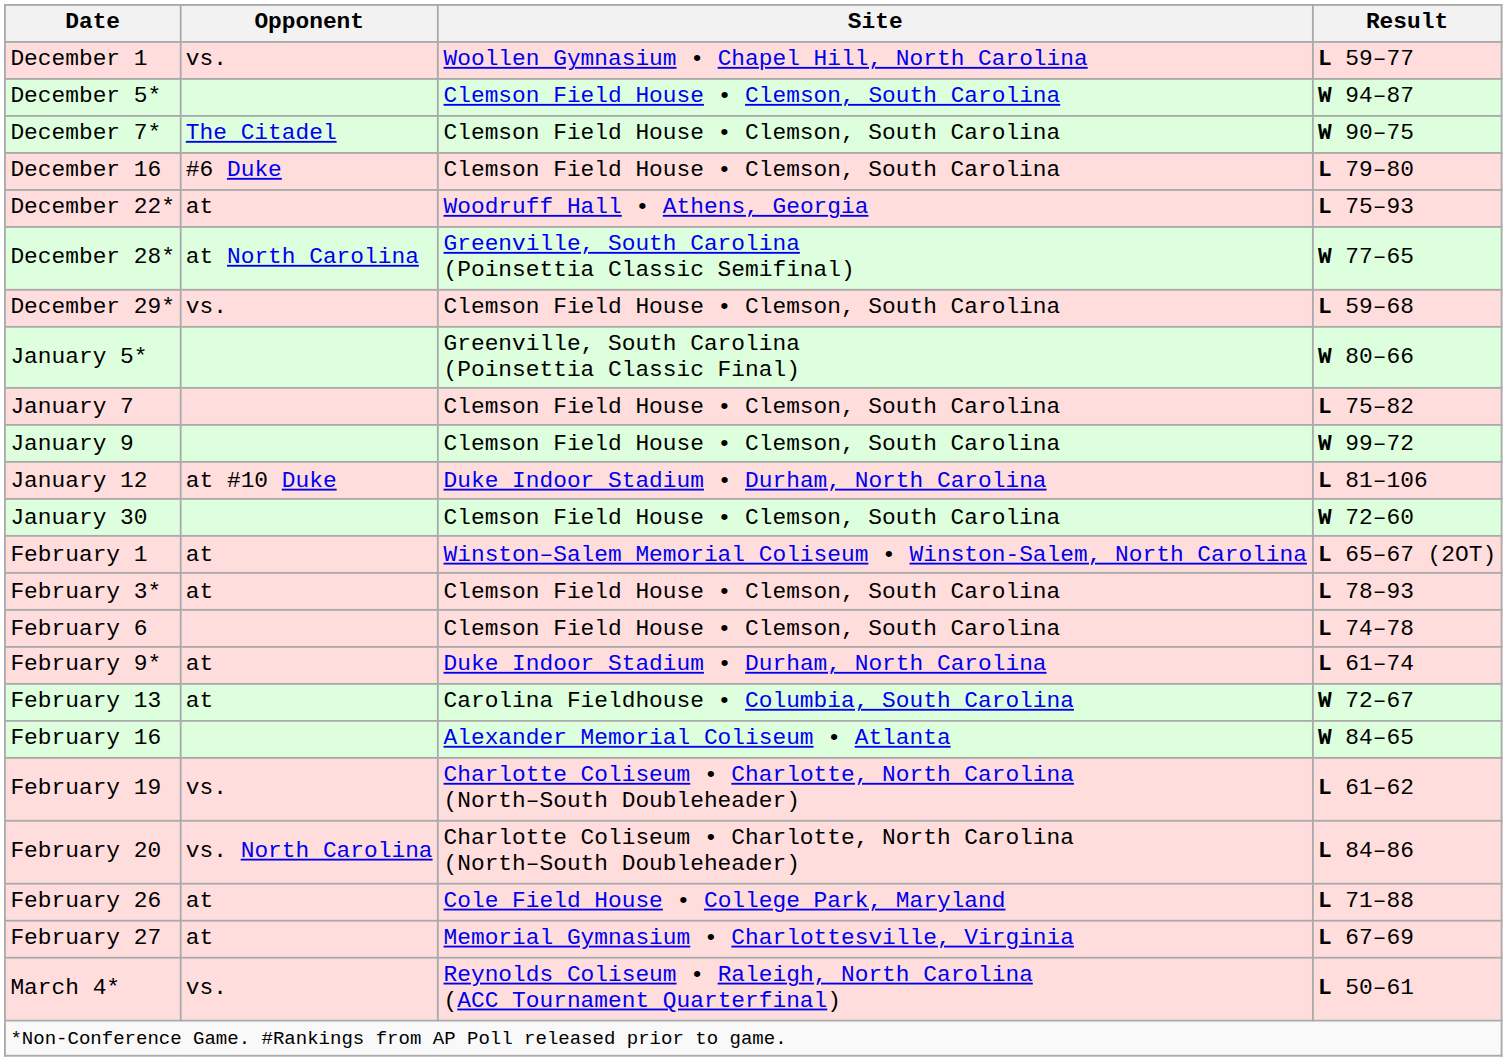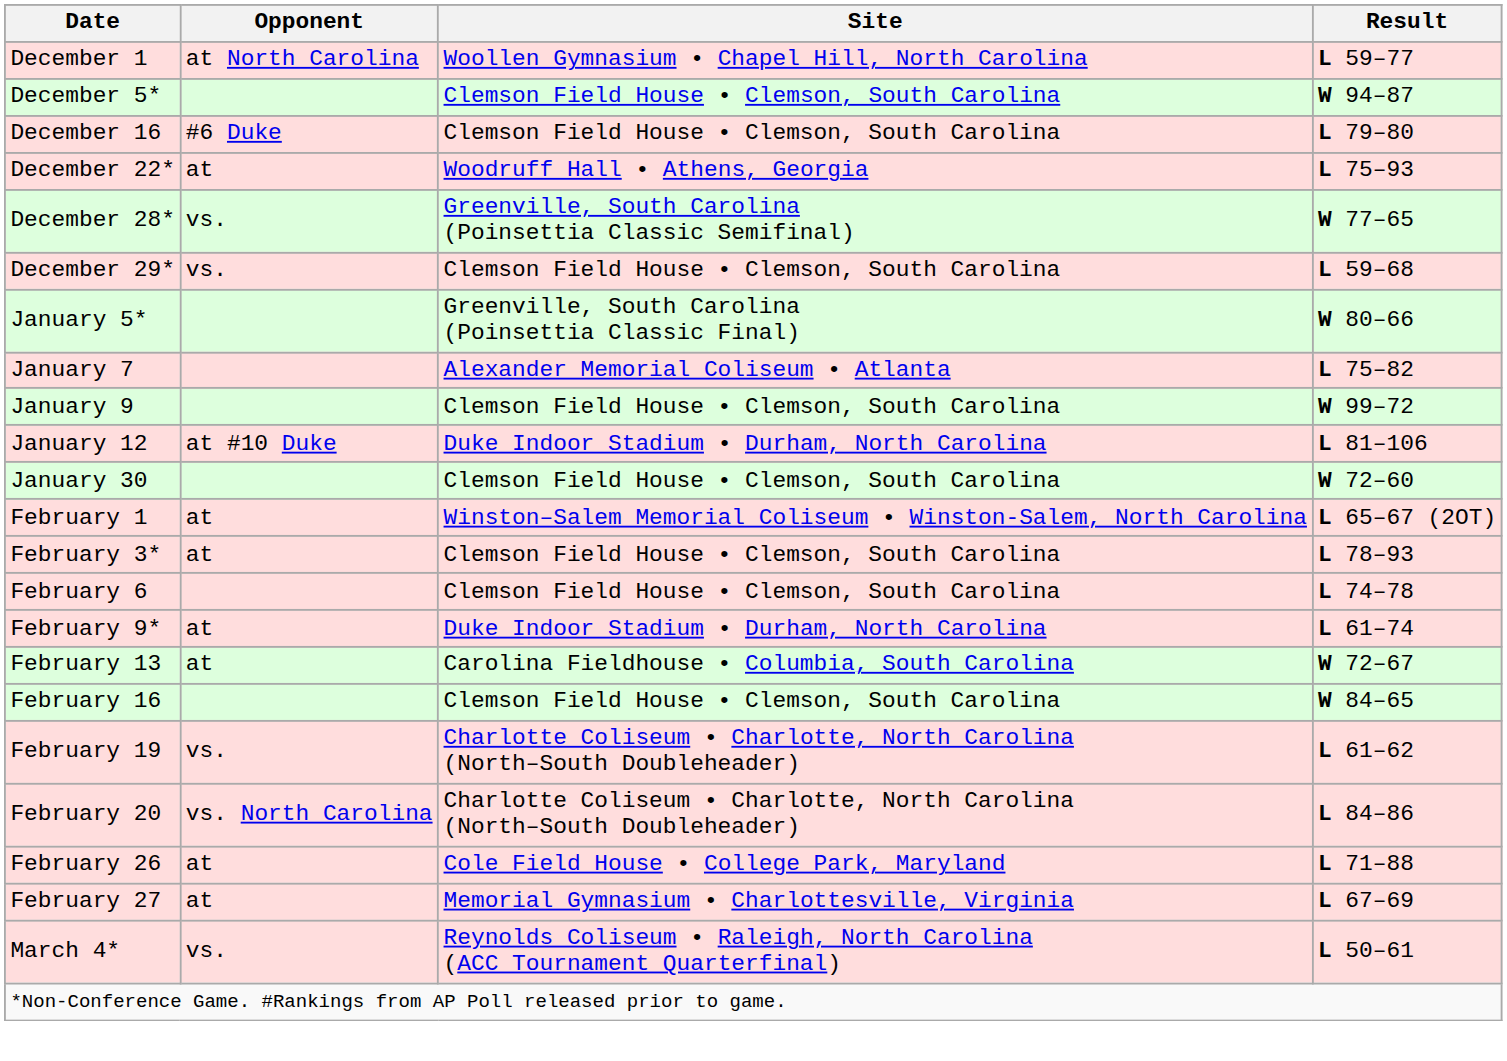(206, 61) vs. -> (302, 61) at North Carolina
- row: (86, 134)
(302, 258) at North Carolina -> (206, 221) vs.
(752, 407) Clemson Field House • Clemson, South Carolina -> (697, 371) Alexander Memorial Coliseum • Atlanta
(697, 739) Alexander Memorial Coliseum • Atlanta -> (752, 703) Clemson Field House • Clemson, South Carolina
